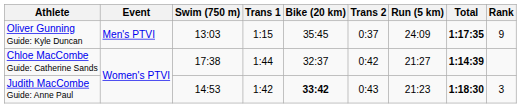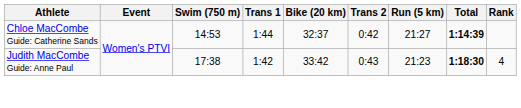- row: (45, 35)
(208, 62) 17:38 -> (208, 35) 14:53
(208, 90) 14:53 -> (208, 62) 17:38
(316, 90) bold -> (316, 62) normal
(501, 90) 3 -> (501, 62) 4
